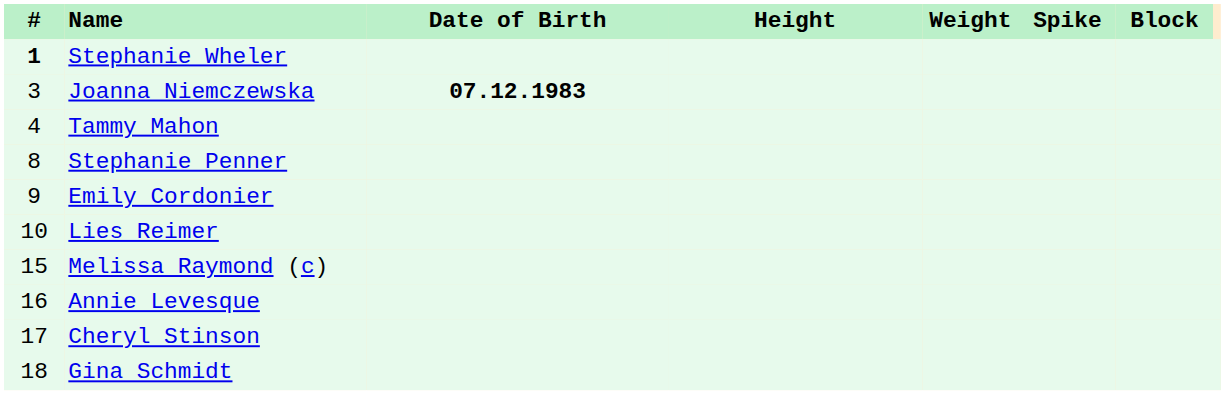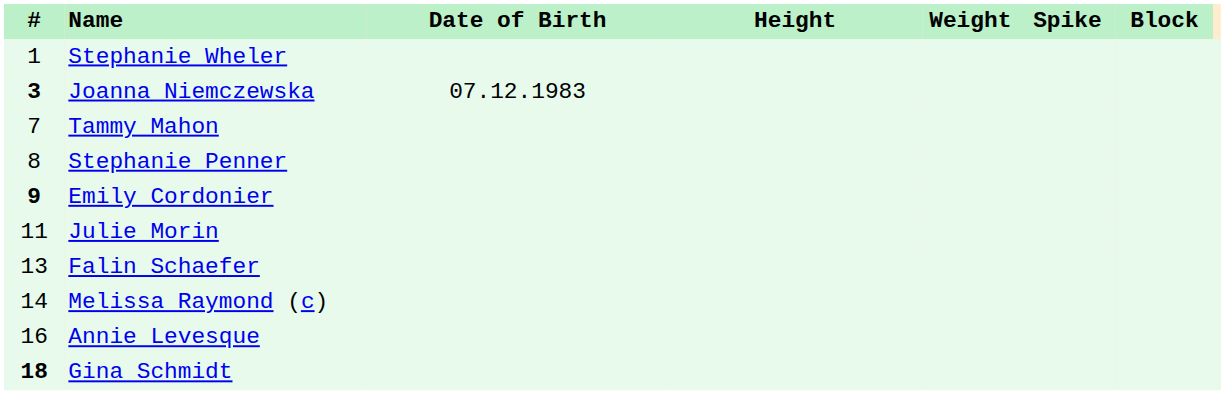(34, 57) bold -> (34, 57) normal
(34, 92) normal -> (34, 92) bold
(518, 92) bold -> (518, 92) normal
(34, 127) 4 -> (34, 127) 7
(34, 197) normal -> (34, 197) bold
- row: (144, 232)
+ row: (144, 232)
+ row: (164, 267)
(34, 267) 15 -> (34, 302) 14
- row: (164, 337)
(34, 373) normal -> (34, 373) bold
